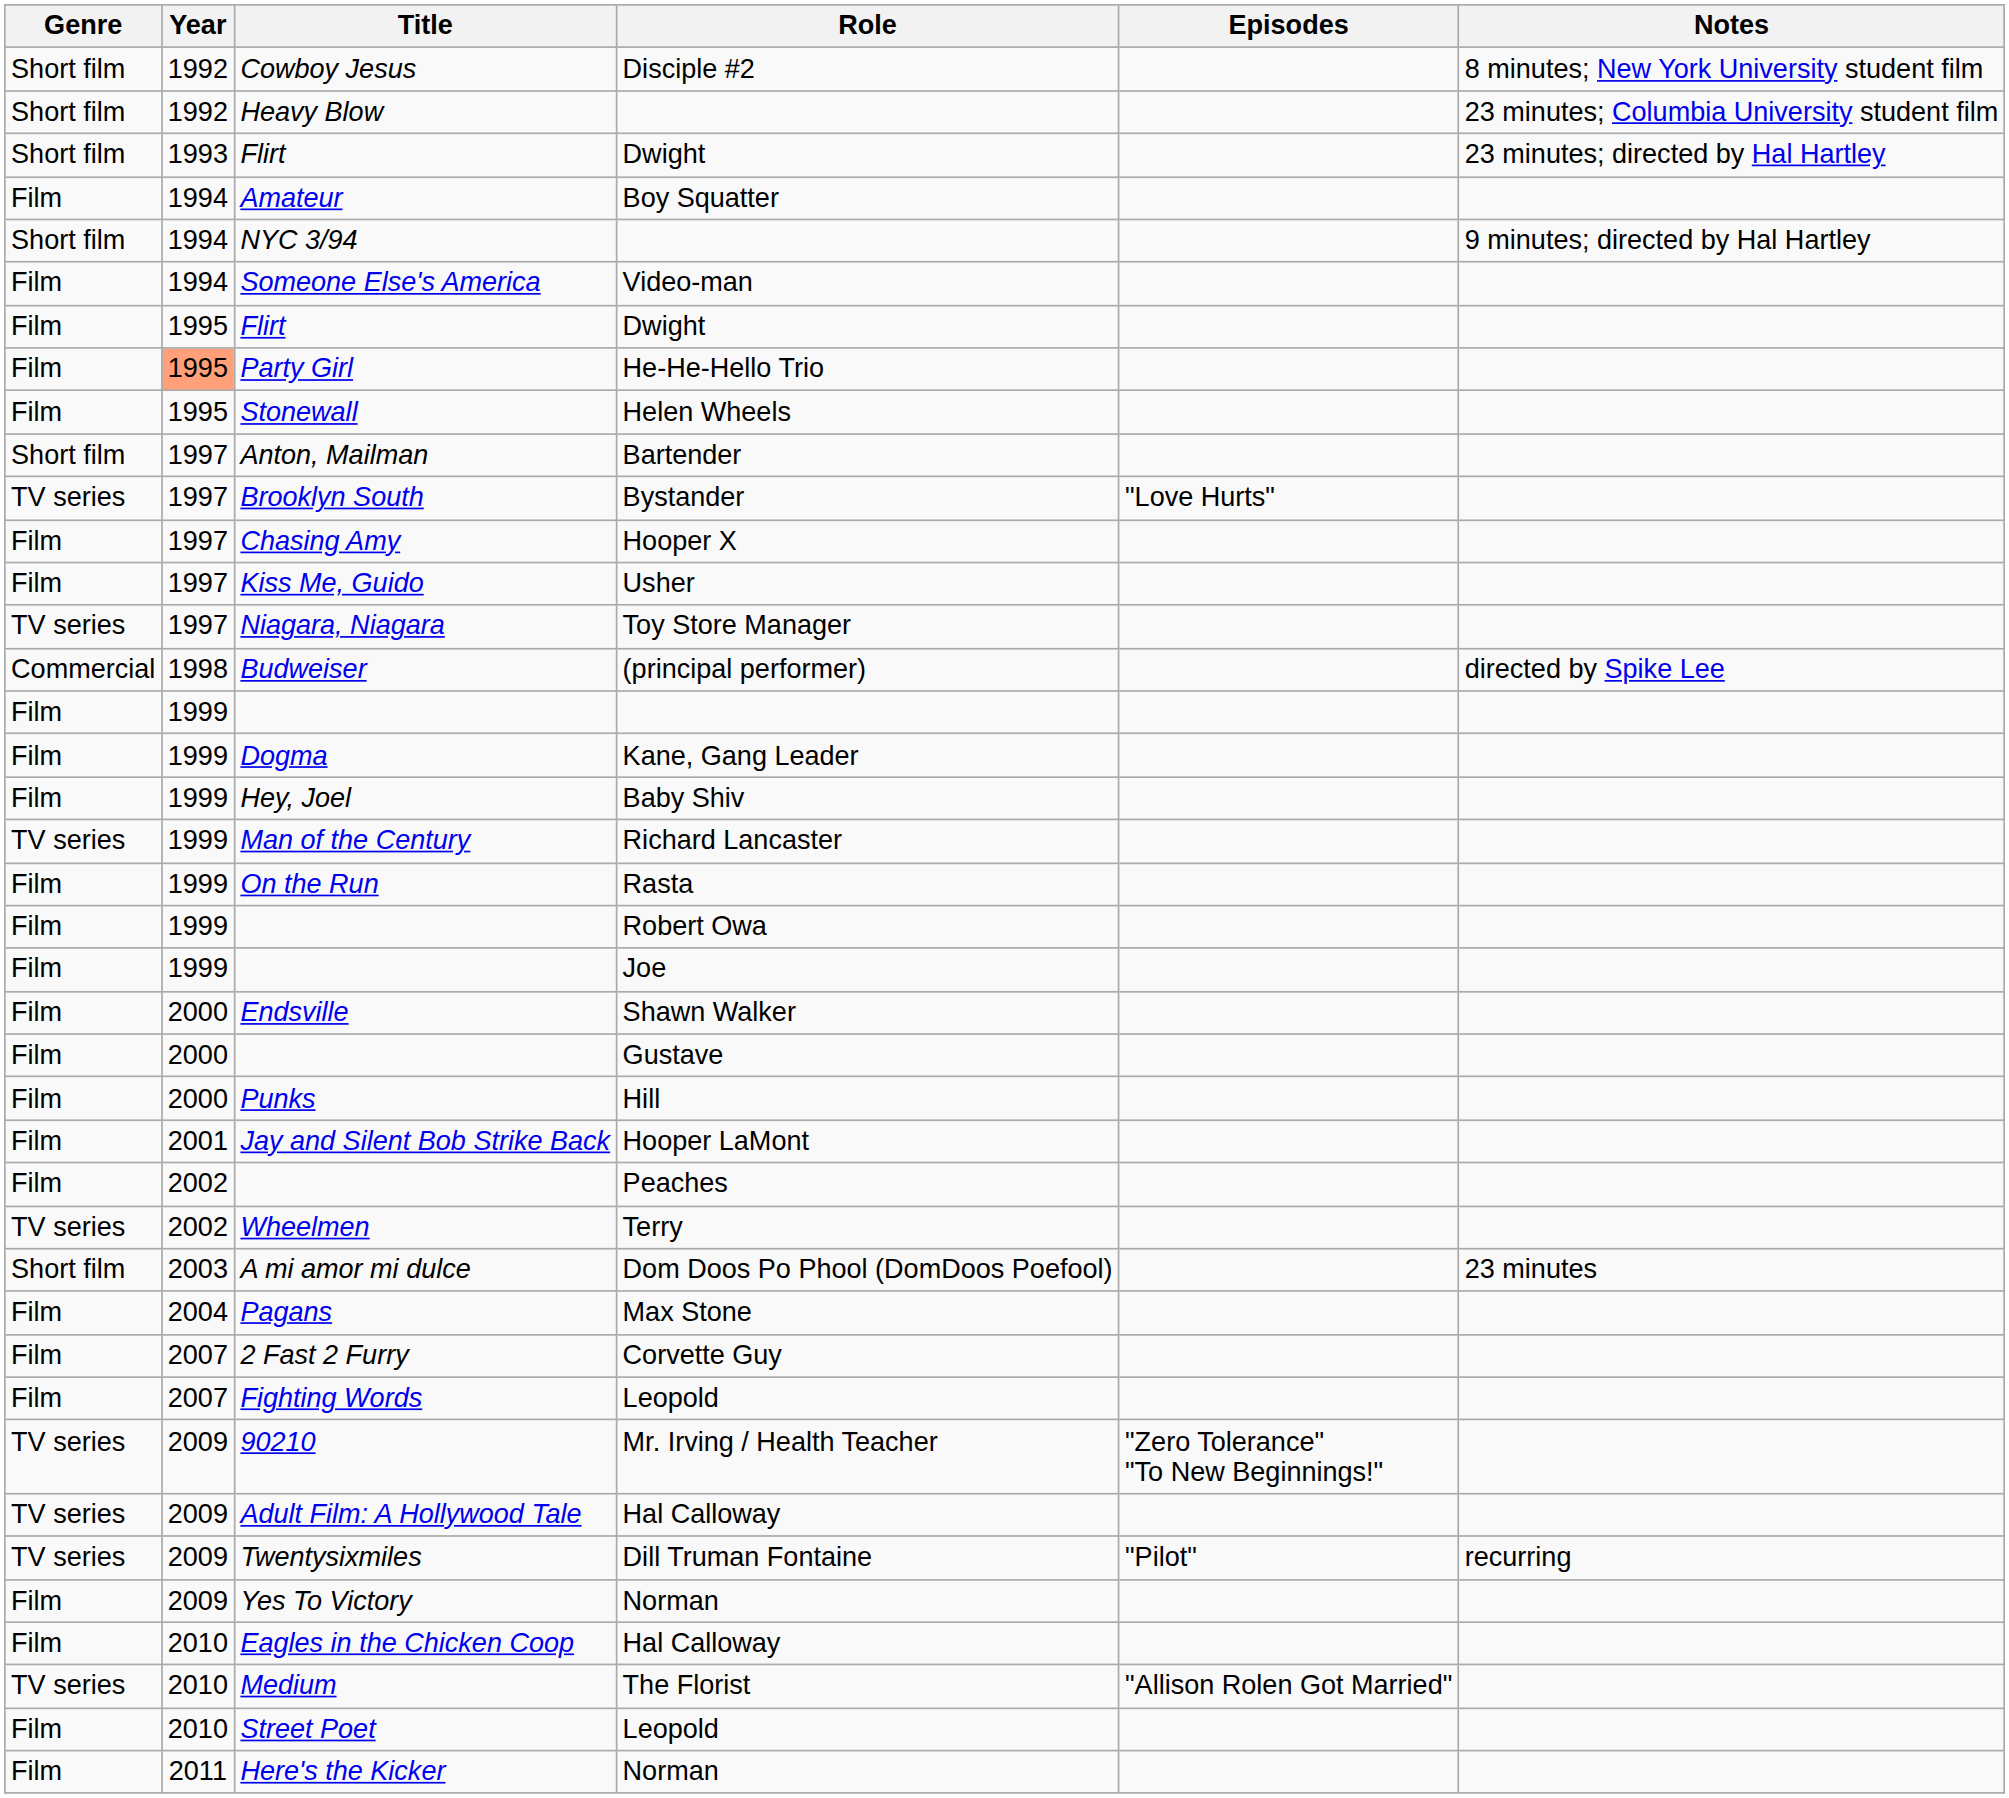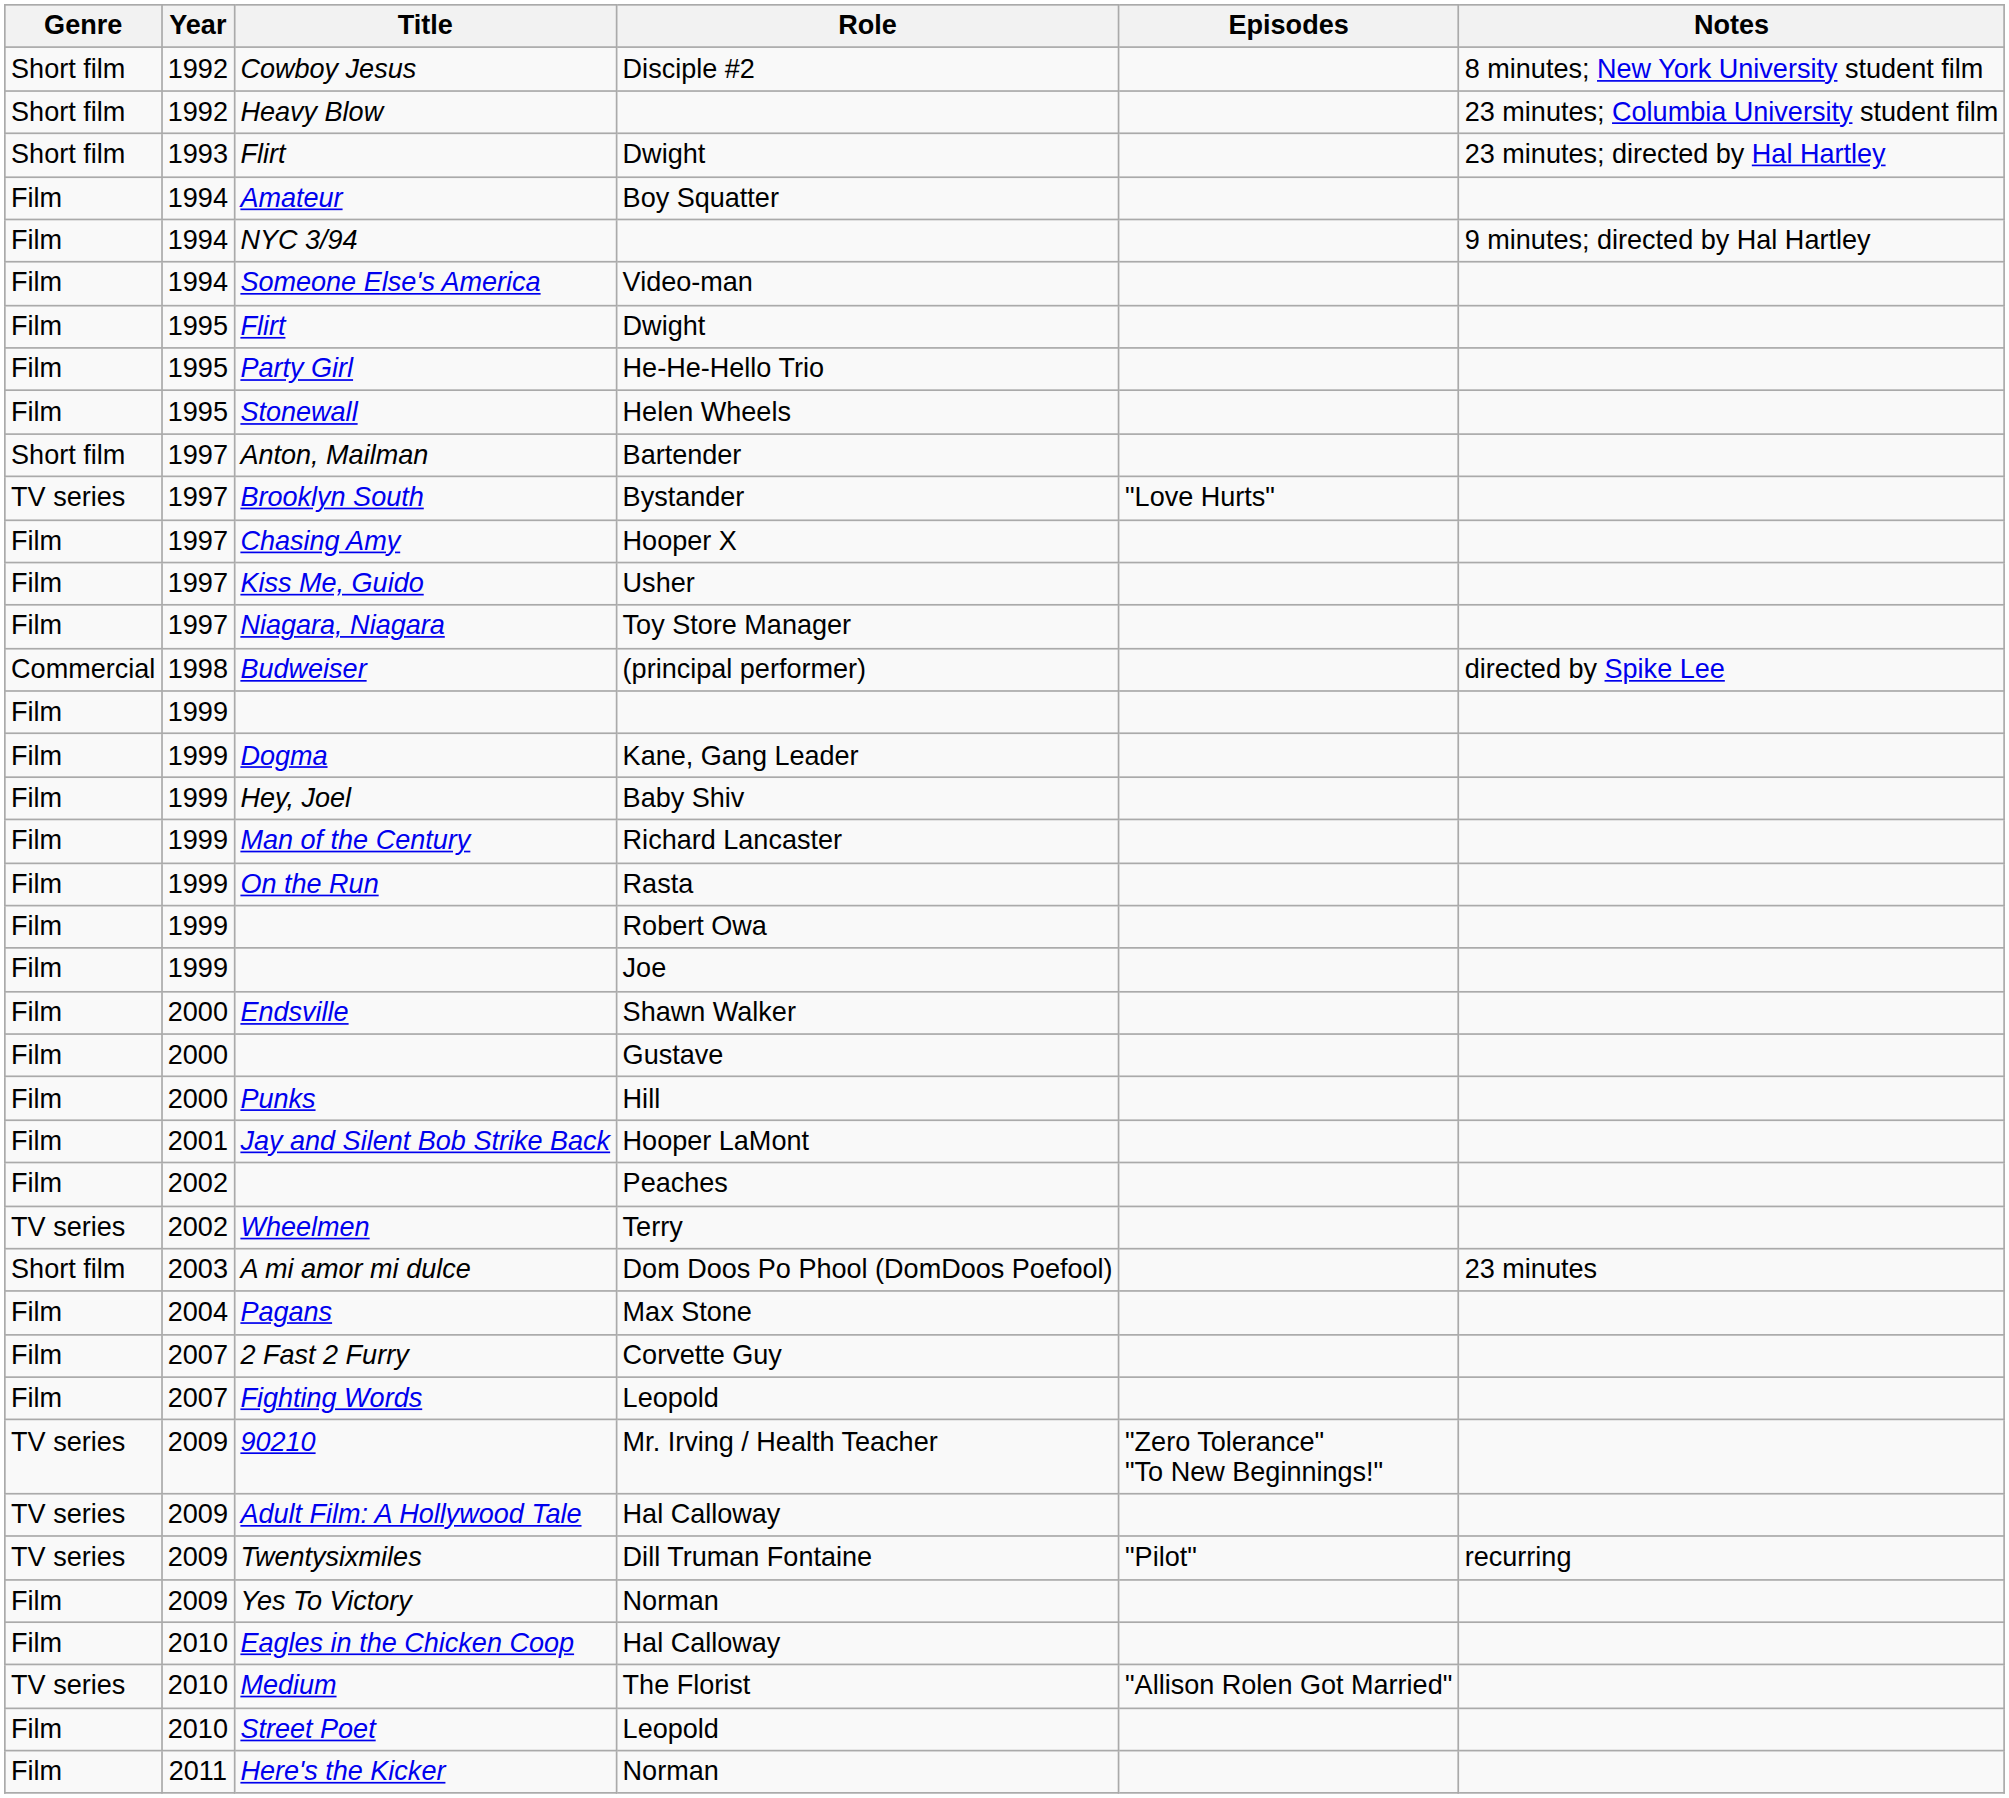(68, 240) Short film -> (37, 240) Film
(198, 369) lightsalmon background -> (198, 369) no background
(68, 626) TV series -> (37, 626) Film
(68, 840) TV series -> (37, 840) Film
